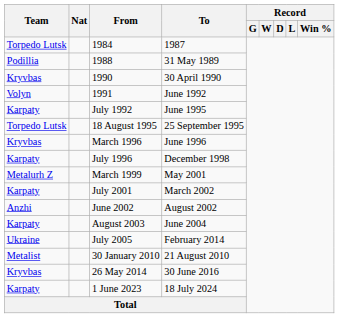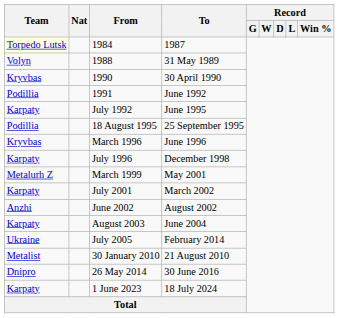(37, 45) no background -> (37, 45) lightyellow background
(23, 61) Podillia -> (19, 61) Volyn
(19, 93) Volyn -> (23, 93) Podillia
(37, 126) Torpedo Lutsk -> (23, 126) Podillia
(24, 272) Kryvbas -> (21, 272) Dnipro
